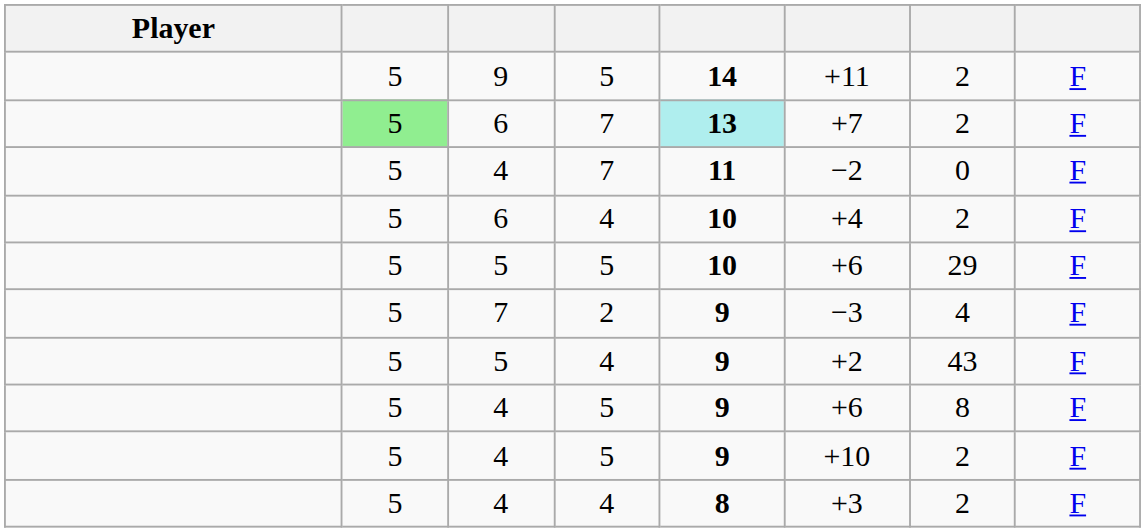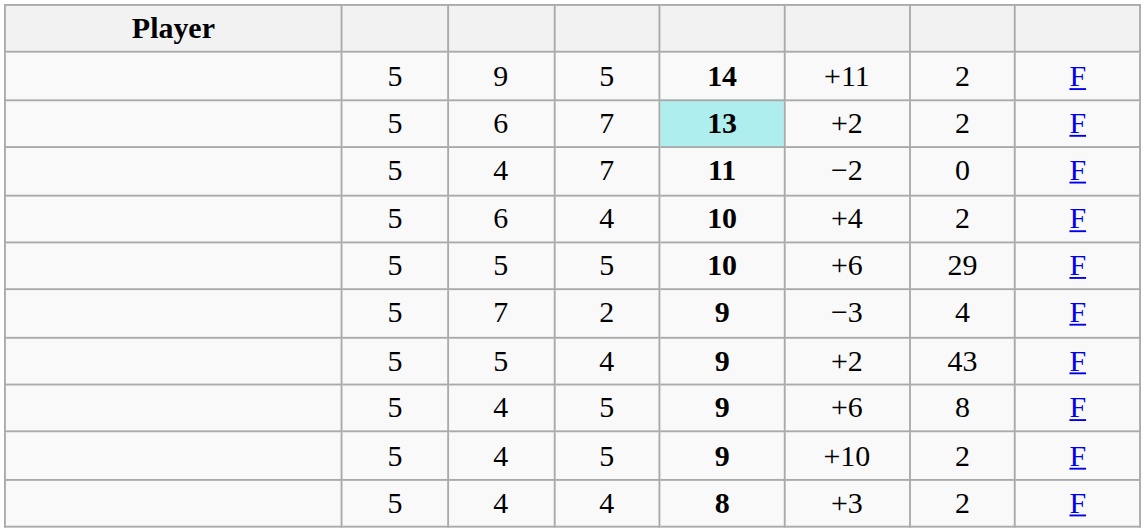(395, 123) lightgreen background -> (395, 123) no background
(847, 123) +7 -> (847, 123) +2
